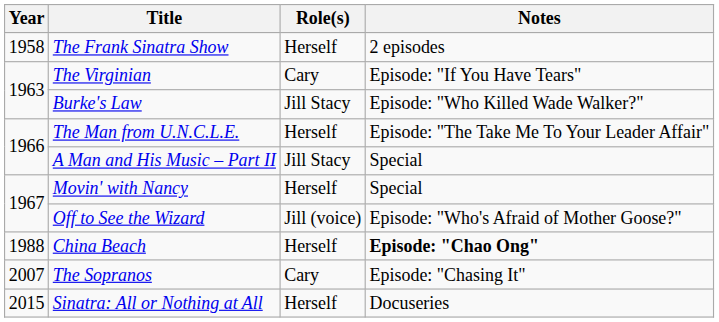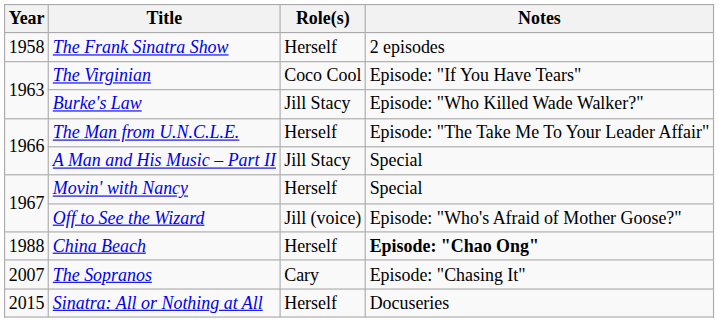(302, 75) Cary -> (323, 75) Coco Cool
